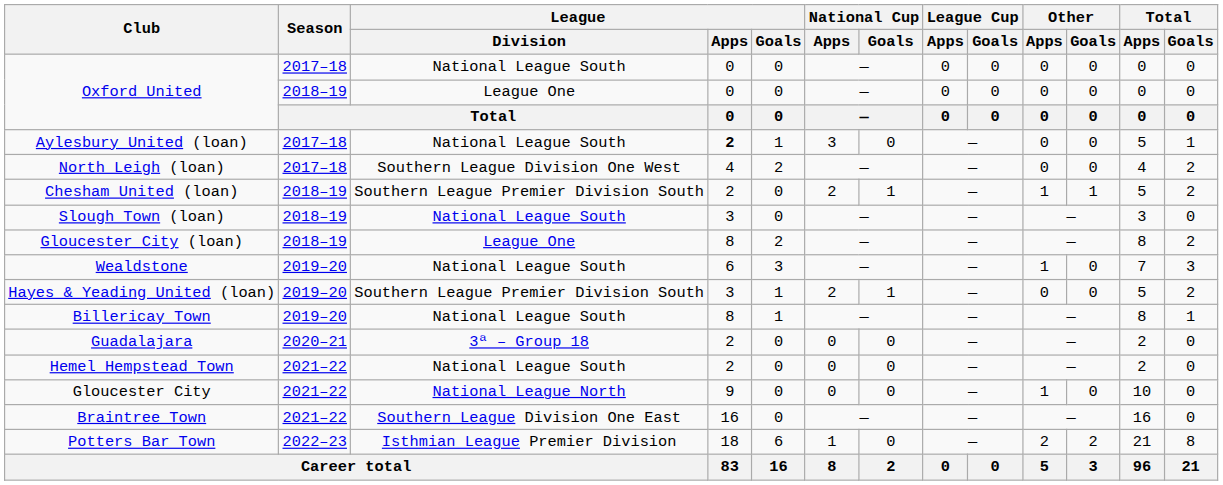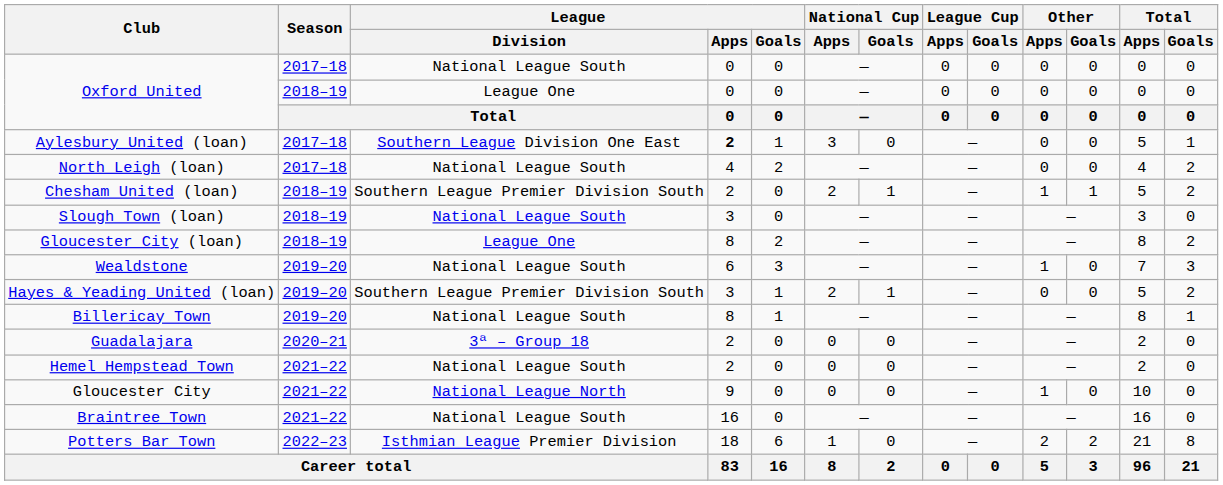(529, 142) National League South -> (529, 142) Southern League Division One East
(529, 167) Southern League Division One West -> (529, 167) National League South
(529, 417) Southern League Division One East -> (529, 417) National League South
